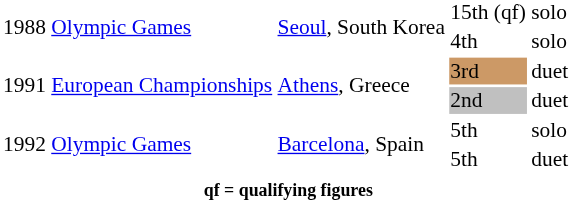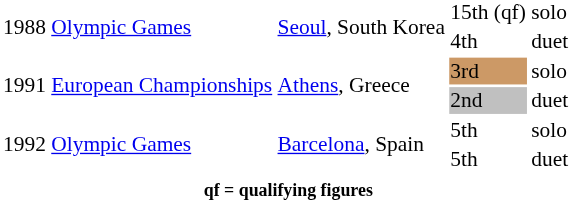(549, 41) solo -> (550, 41) duet
(550, 70) duet -> (549, 70) solo
